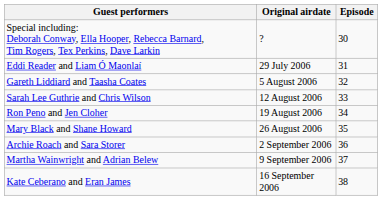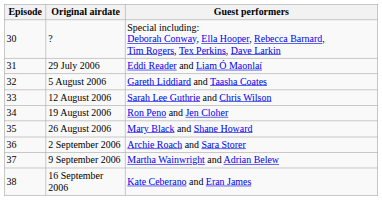columns swapped: (357, 12) <-> (131, 12)
